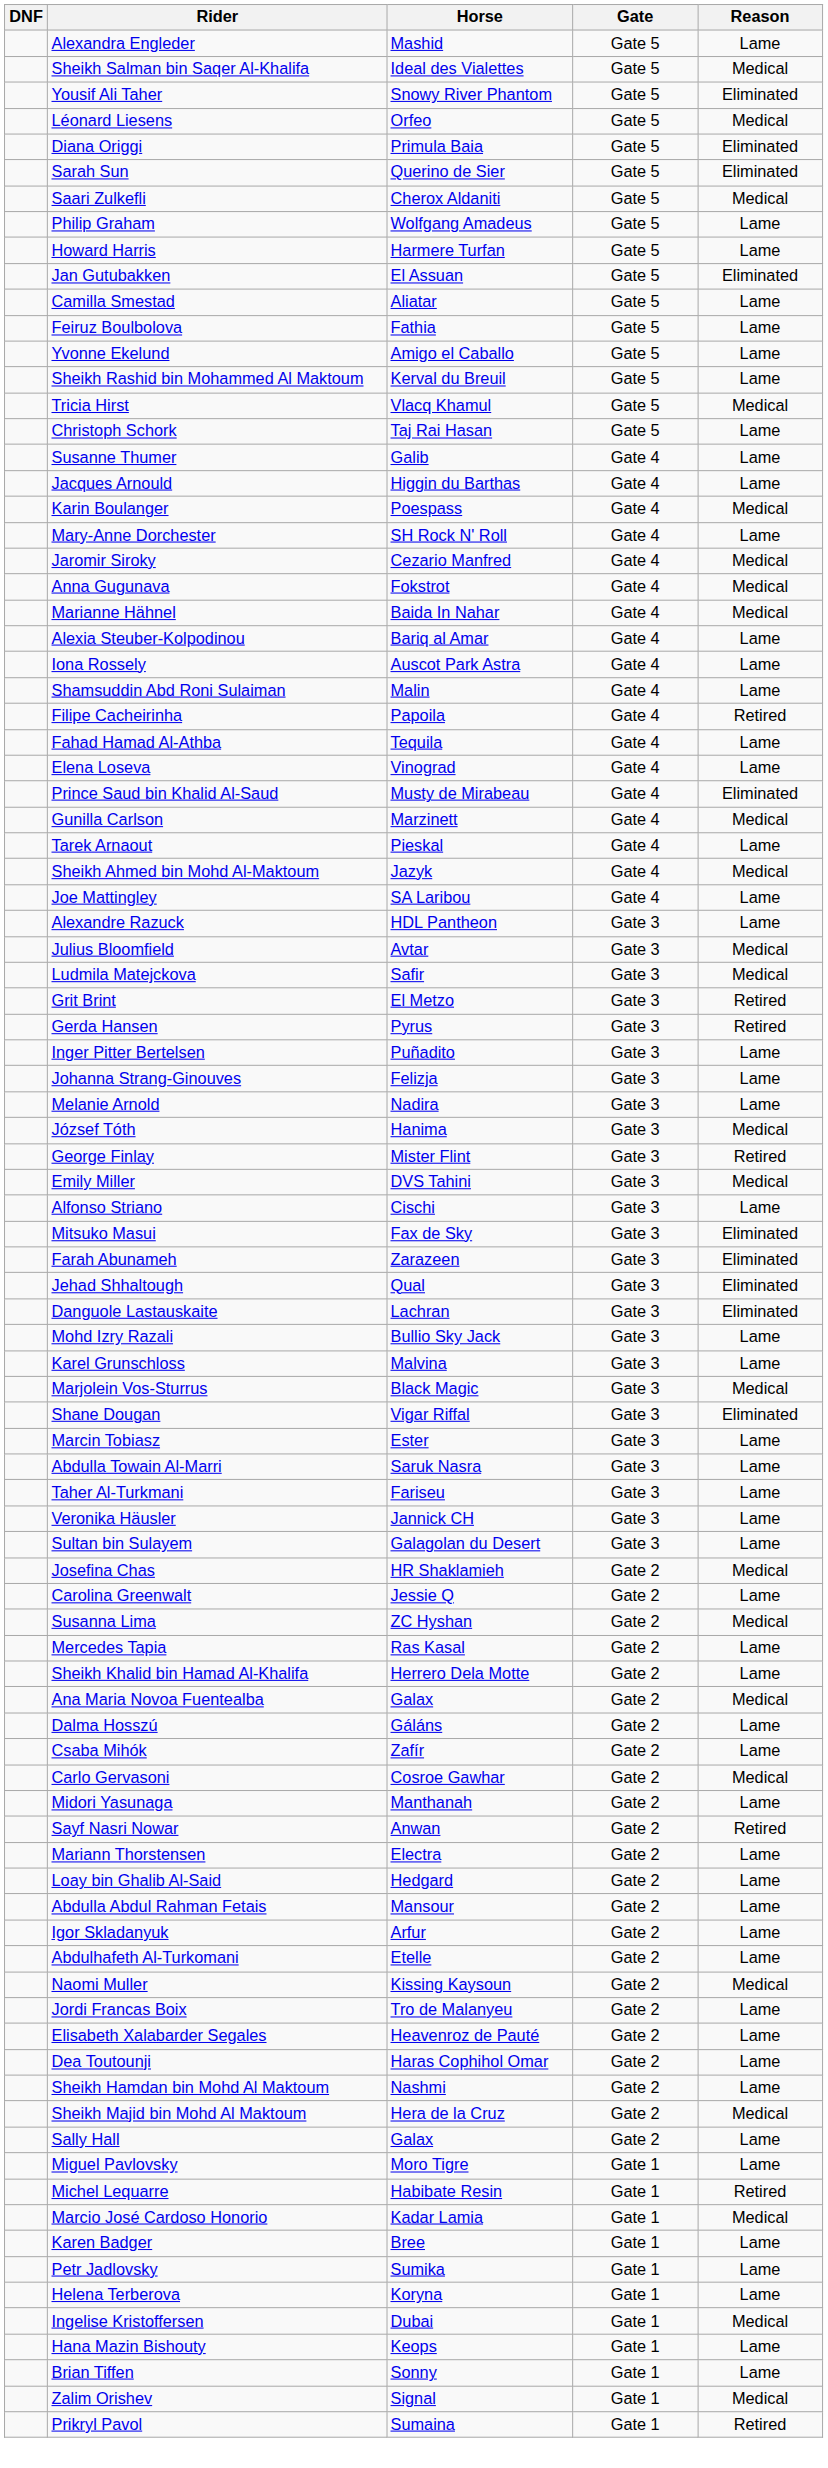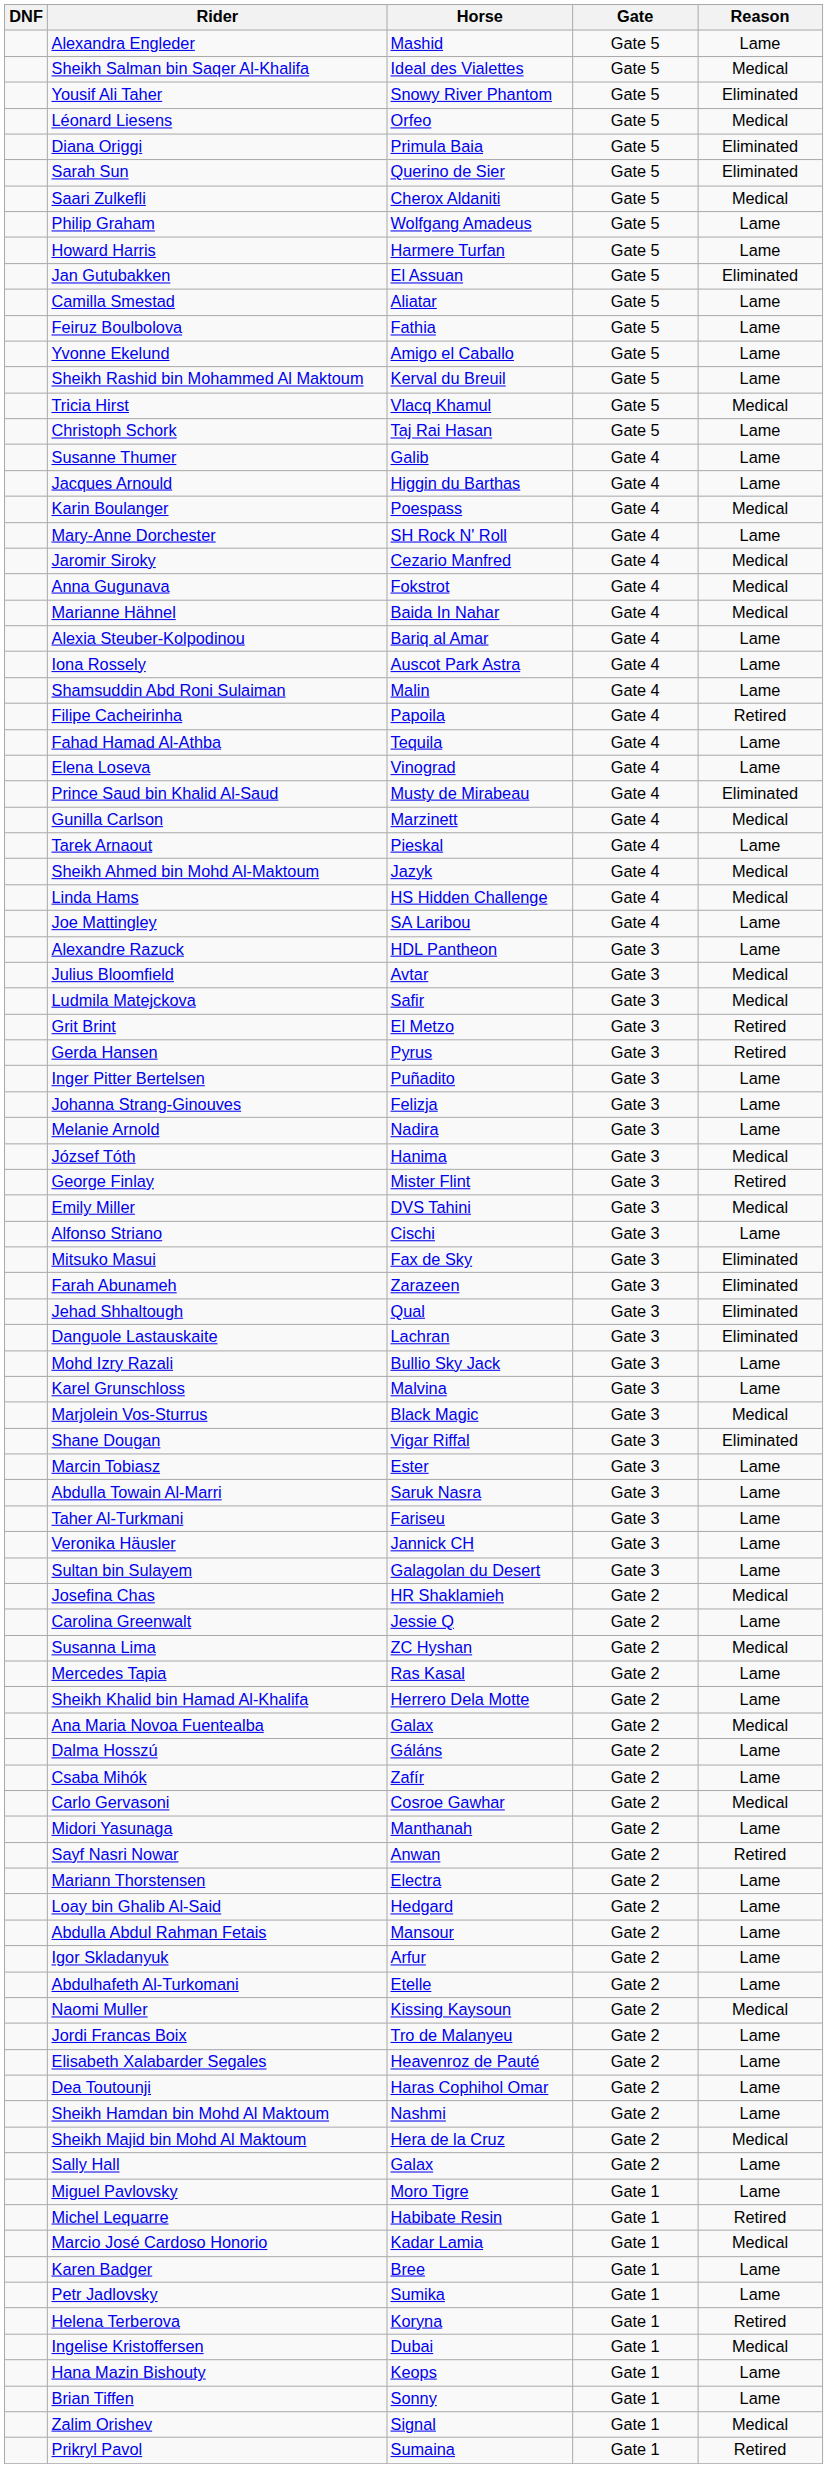+ row: (95, 897)
(760, 2295) Lame -> (760, 2320) Retired
